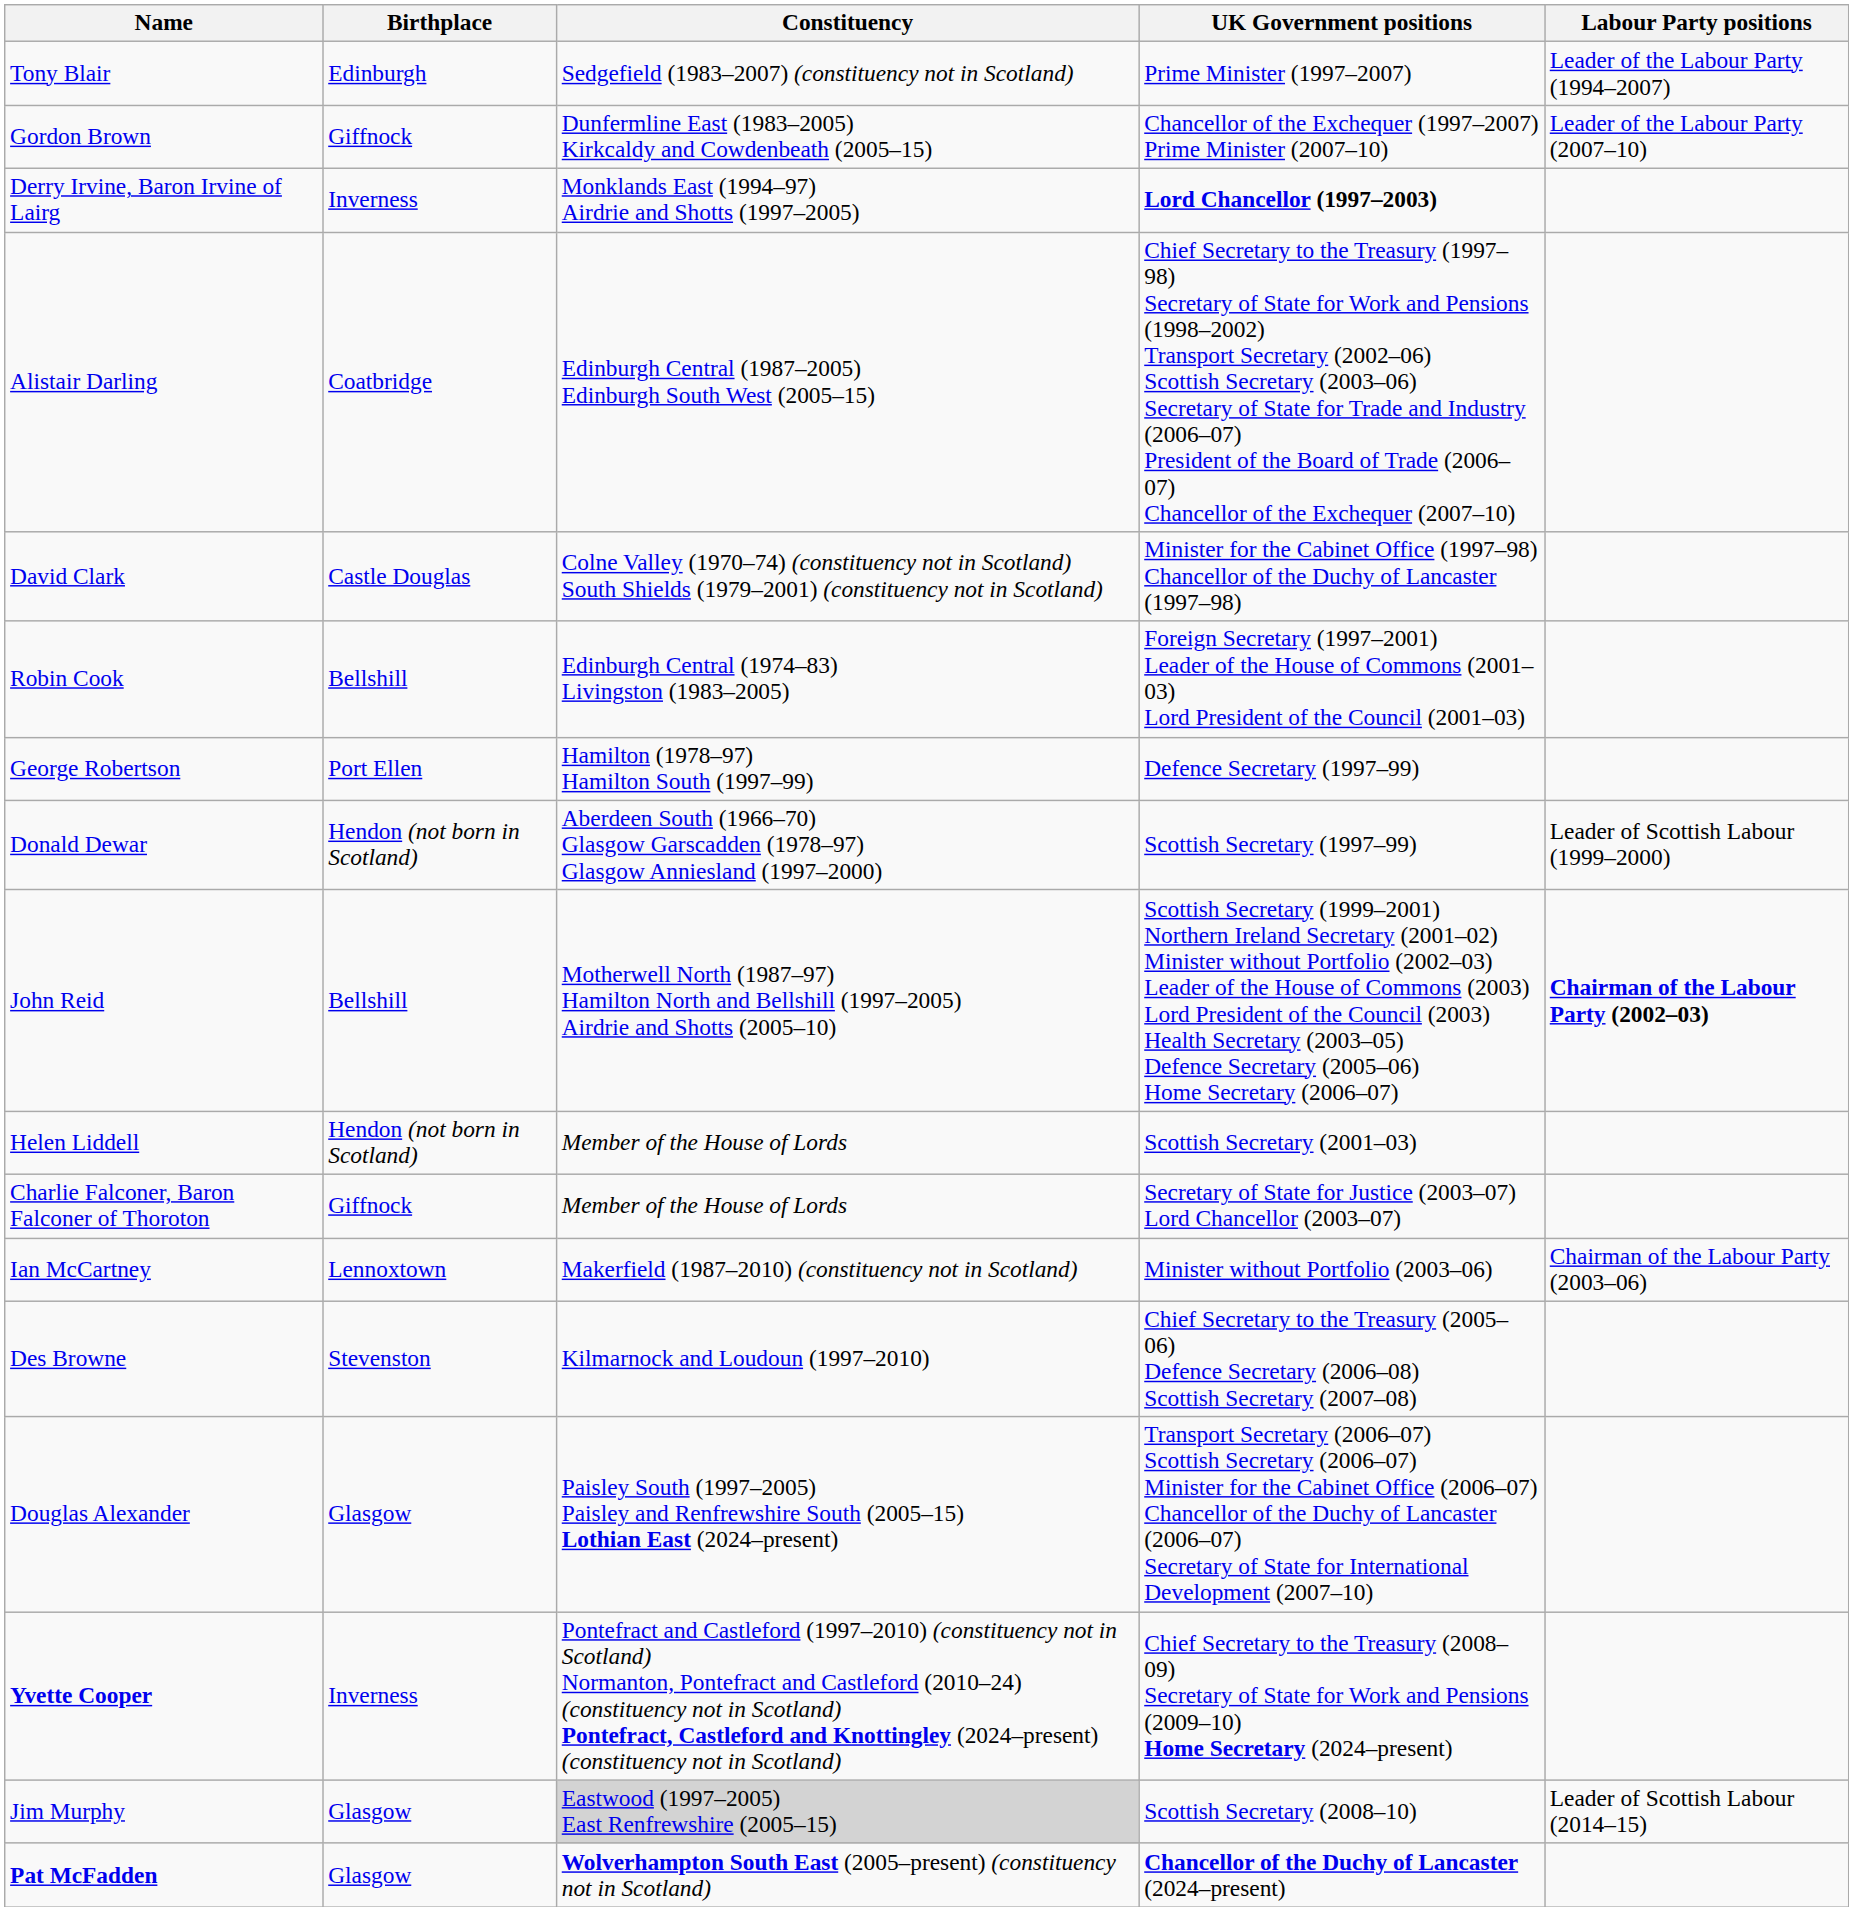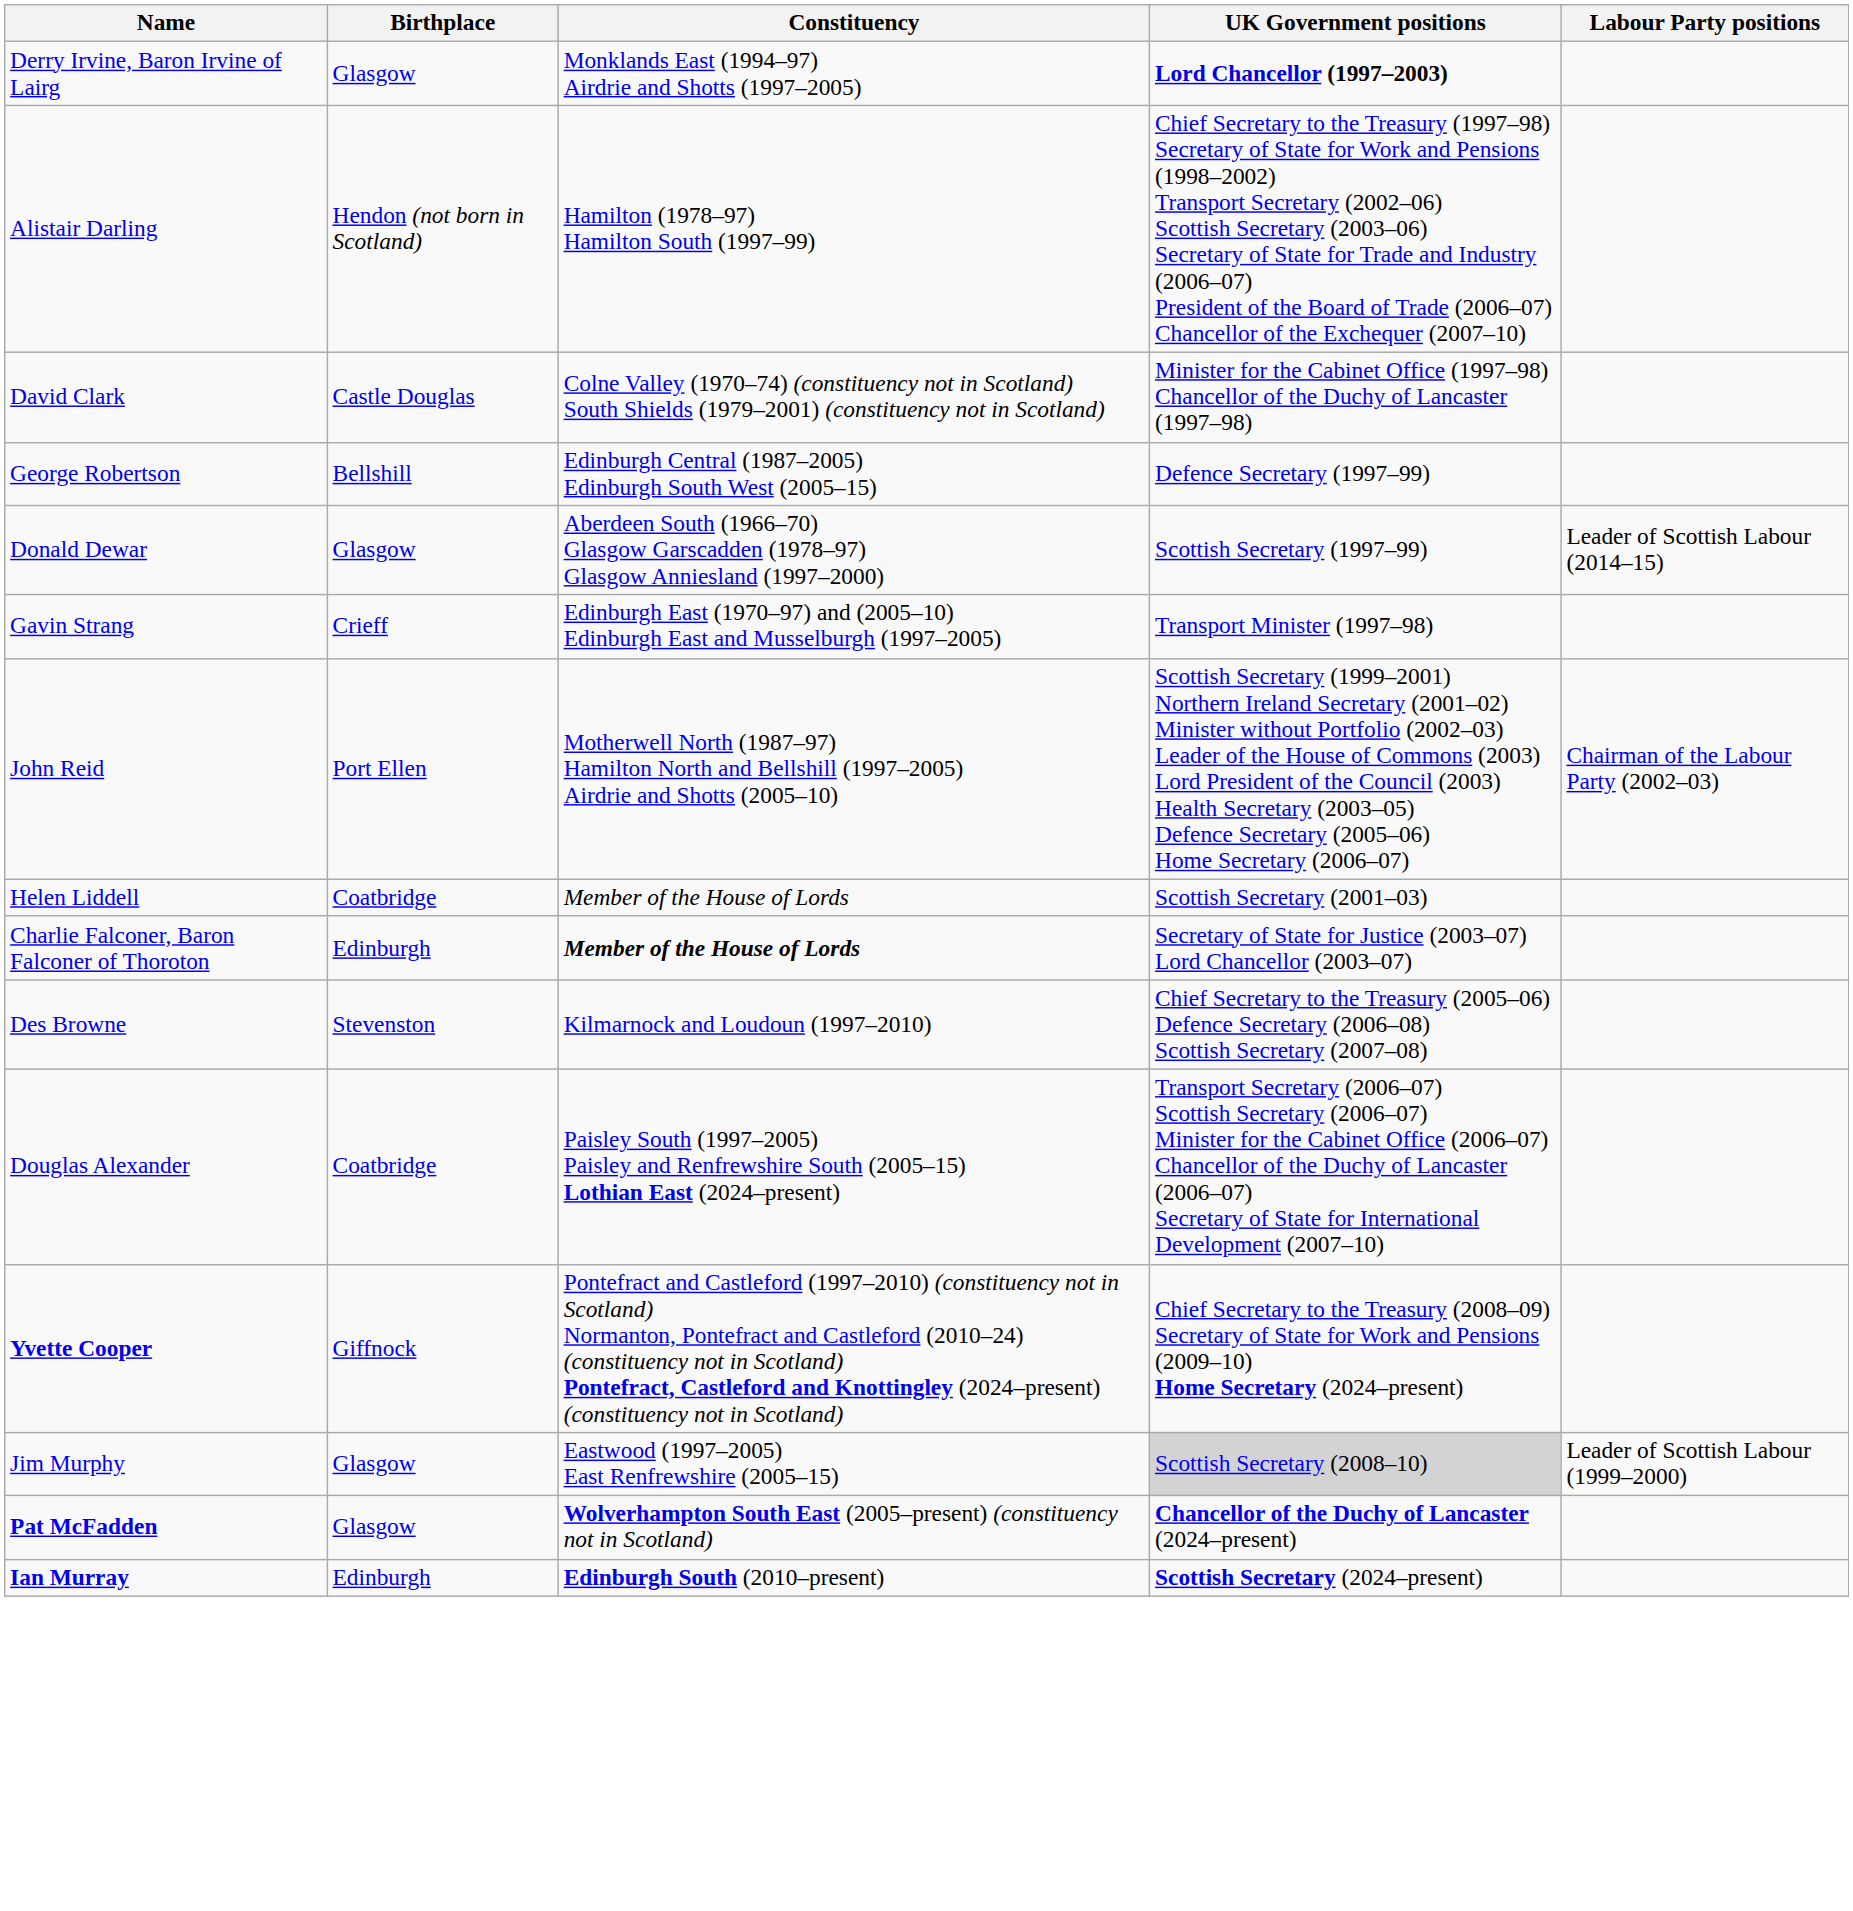- row: (60, 73)
- row: (81, 136)
(373, 199) Inverness -> (374, 73) Glasgow
(380, 381) Coatbridge -> (428, 228) Hendon (not born in Scotland)
(718, 381) Edinburgh Central (1987–2005) Edinburgh South West (2005–15) -> (690, 228) Hamilton (1978–97) Hamilton South (1997–99)
- row: (67, 678)
(375, 768) Port Ellen -> (372, 473) Bellshill
(688, 768) Hamilton (1978–97) Hamilton South (1997–99) -> (720, 473) Edinburgh Central (1987–2005) Edinburgh South West (2005–15)
(424, 845) Hendon (not born in Scotland) -> (374, 549) Glasgow
(1672, 845) Leader of Scottish Labour (1999–2000) -> (1689, 549) Leader of Scottish Labour (2014–15)
+ row: (72, 626)
(368, 1000) Bellshill -> (380, 768) Port Ellen
(1673, 1000) bold -> (1679, 768) normal
(424, 1142) Hendon (not born in Scotland) -> (384, 897) Coatbridge
(370, 1205) Giffnock -> (382, 947) Edinburgh
(704, 1205) normal -> (712, 947) bold
- row: (80, 1269)
(370, 1514) Glasgow -> (384, 1166) Coatbridge
(373, 1695) Inverness -> (375, 1347) Giffnock
(699, 1811) lightgrey background -> (701, 1463) no background
(1280, 1811) no background -> (1291, 1463) lightgrey background
(1672, 1811) Leader of Scottish Labour (2014–15) -> (1689, 1463) Leader of Scottish Labour (1999–2000)
+ row: (69, 1577)
